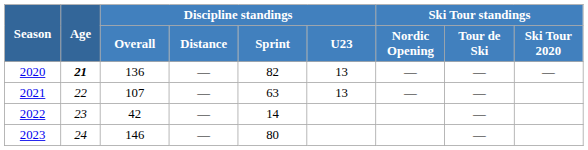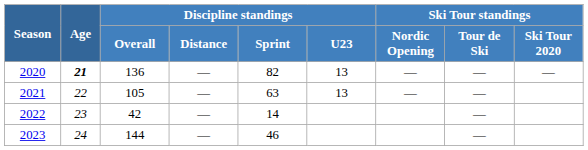(135, 93) 107 -> (135, 93) 105
(135, 135) 146 -> (135, 135) 144
(273, 135) 80 -> (273, 135) 46
